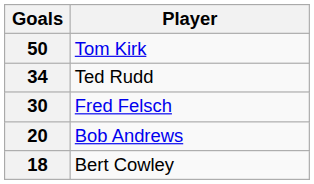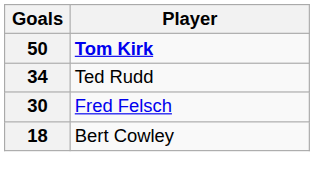(111, 48) normal -> (114, 48) bold
- row: (38, 135)
